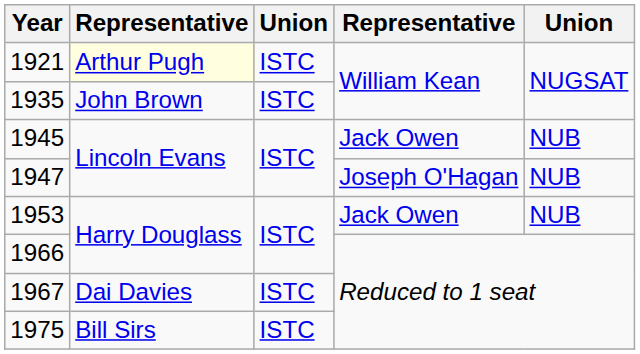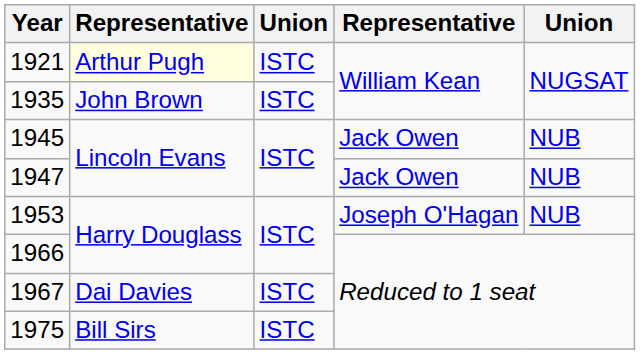(429, 176) Joseph O'Hagan -> (399, 176) Jack Owen
(399, 215) Jack Owen -> (429, 215) Joseph O'Hagan
